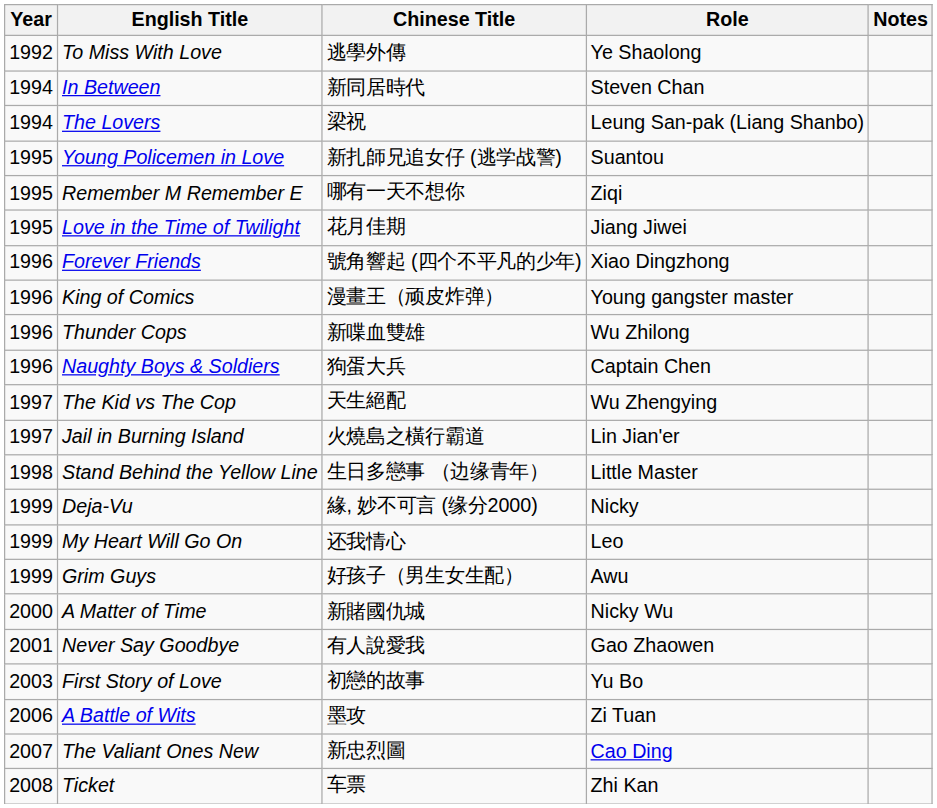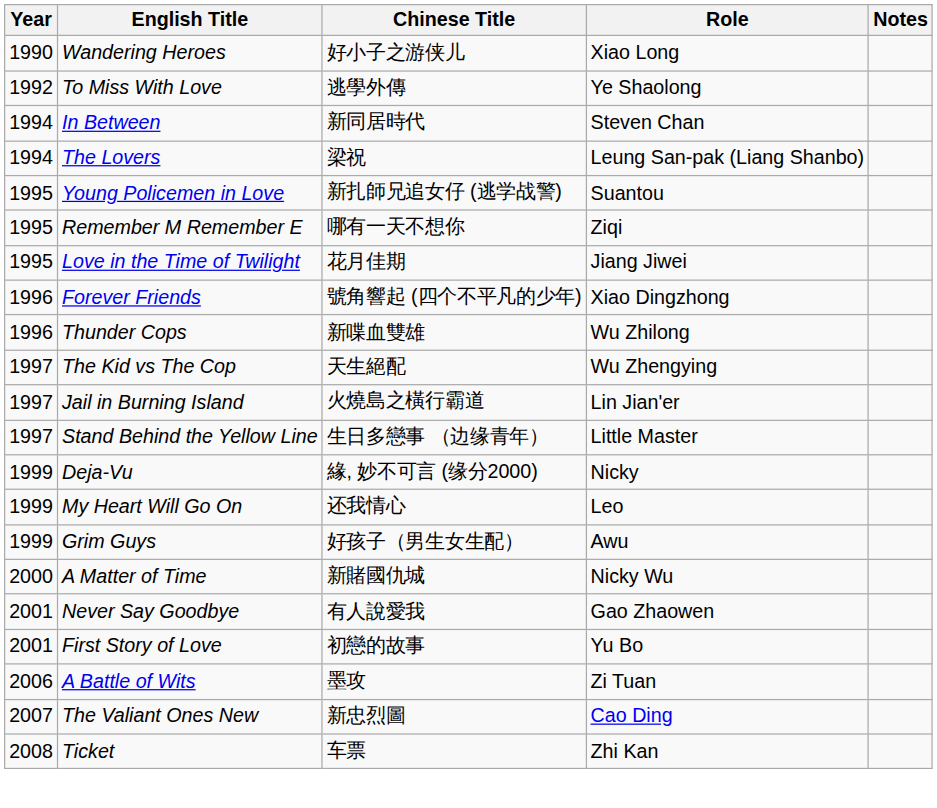+ row: (144, 53)
- row: (128, 297)
- row: (171, 367)
(31, 471) 1998 -> (31, 437) 1997
(31, 681) 2003 -> (31, 646) 2001
